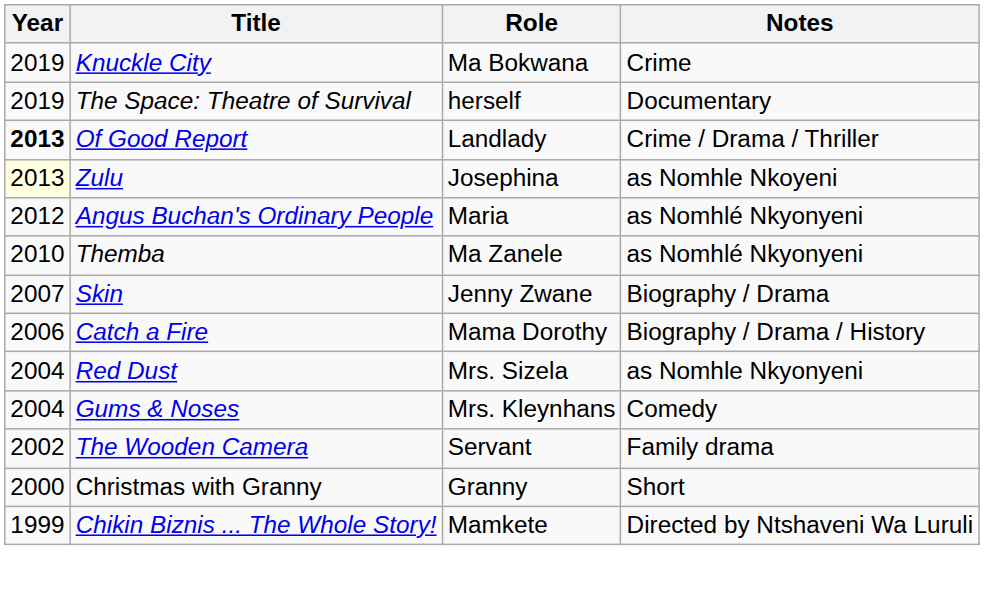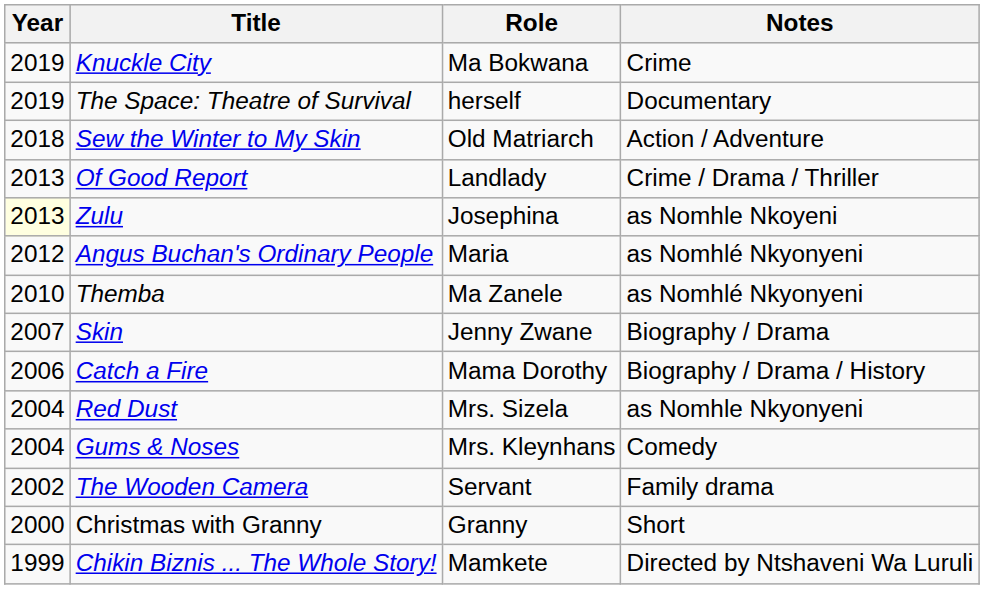+ row: (218, 139)
(37, 139) bold -> (37, 178) normal
